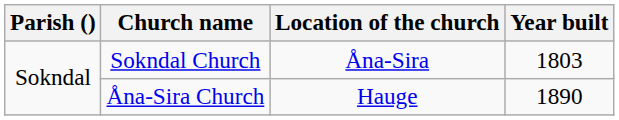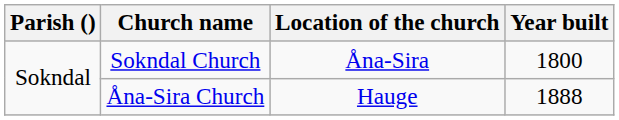(559, 59) 1803 -> (559, 59) 1800
(559, 96) 1890 -> (559, 96) 1888
